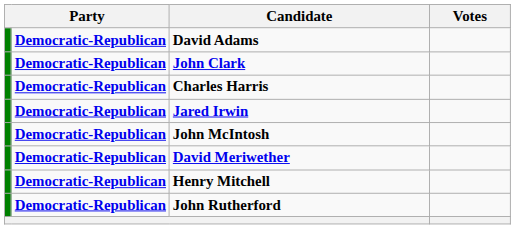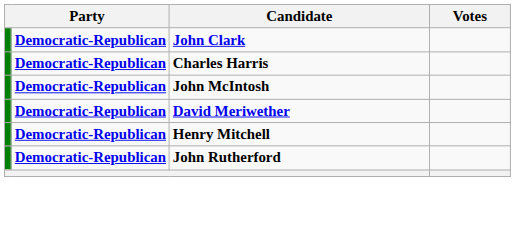- row: (216, 39)
- row: (211, 110)
